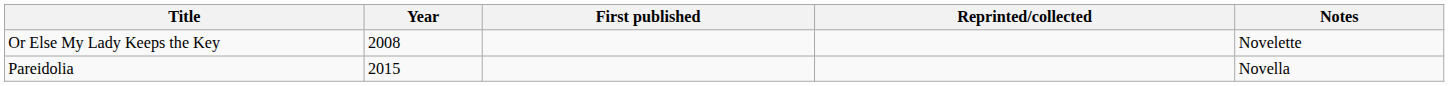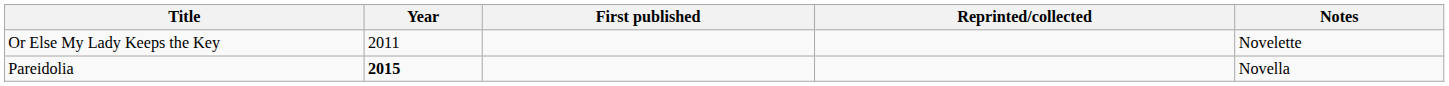(384, 42) 2008 -> (384, 42) 2011
(384, 68) normal -> (384, 68) bold
